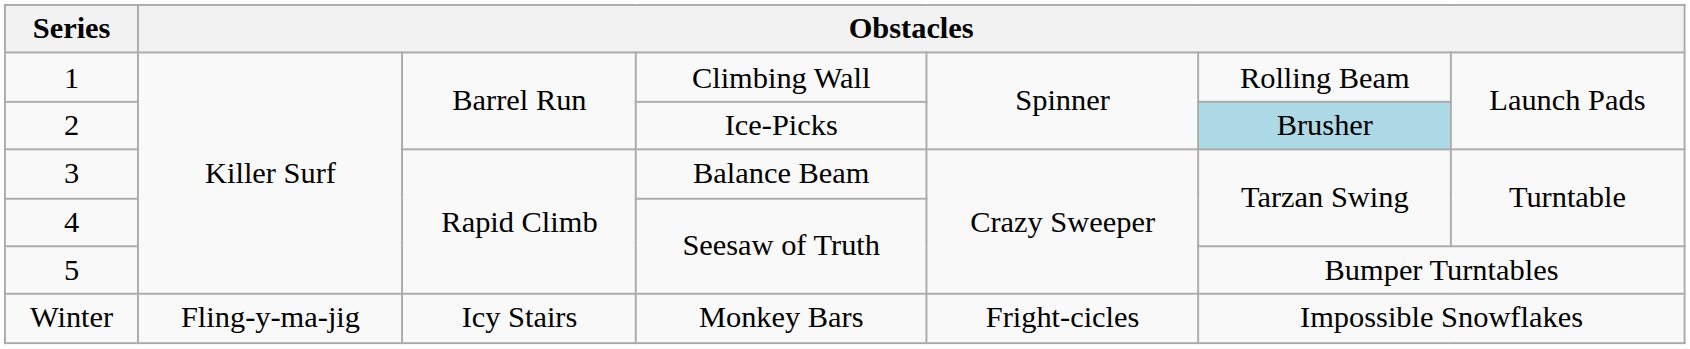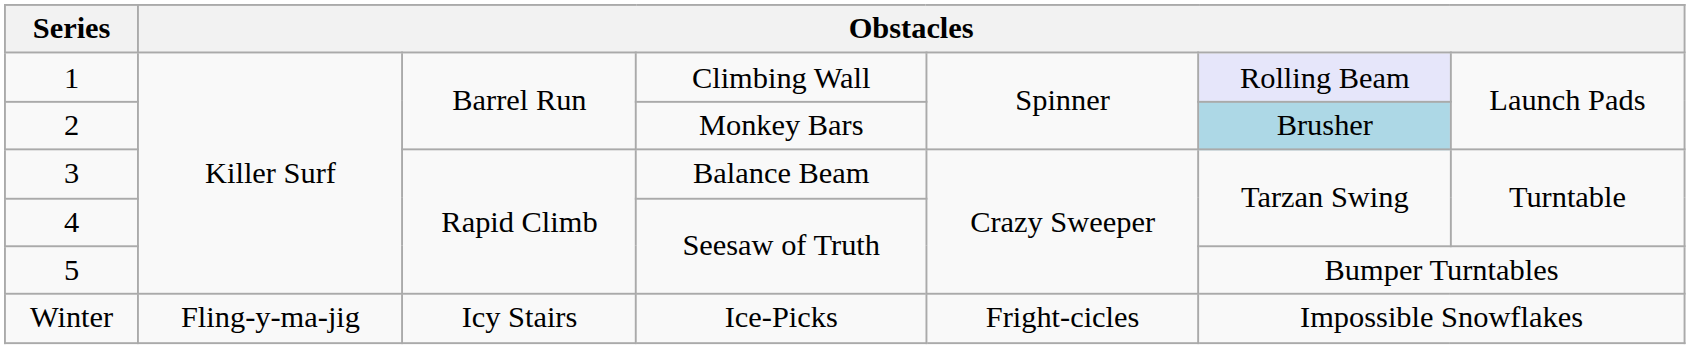(1325, 76) no background -> (1325, 76) lavender background
(781, 125) Ice-Picks -> (781, 125) Monkey Bars
(781, 317) Monkey Bars -> (781, 317) Ice-Picks
